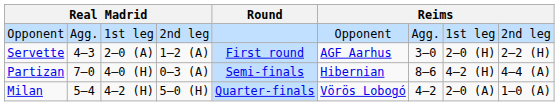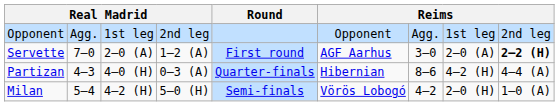(84, 53) 4–3 -> (84, 53) 7–0
(471, 53) 2–0 (H) -> (471, 53) 2–0 (A)
(526, 53) normal -> (526, 53) bold
(84, 72) 7–0 -> (84, 72) 4–3
(265, 72) Semi-finals -> (265, 72) Quarter-finals
(265, 91) Quarter-finals -> (265, 91) Semi-finals
(471, 91) 2–0 (A) -> (471, 91) 2–0 (H)
